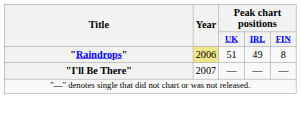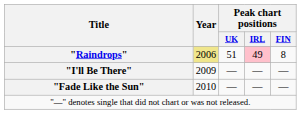(257, 54) no background -> (257, 54) pink background
(206, 70) 2007 -> (206, 70) 2009
+ row: (99, 87)
